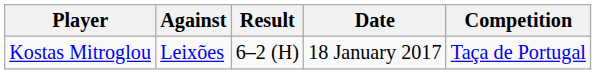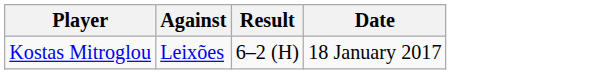- column: (518, 20)
